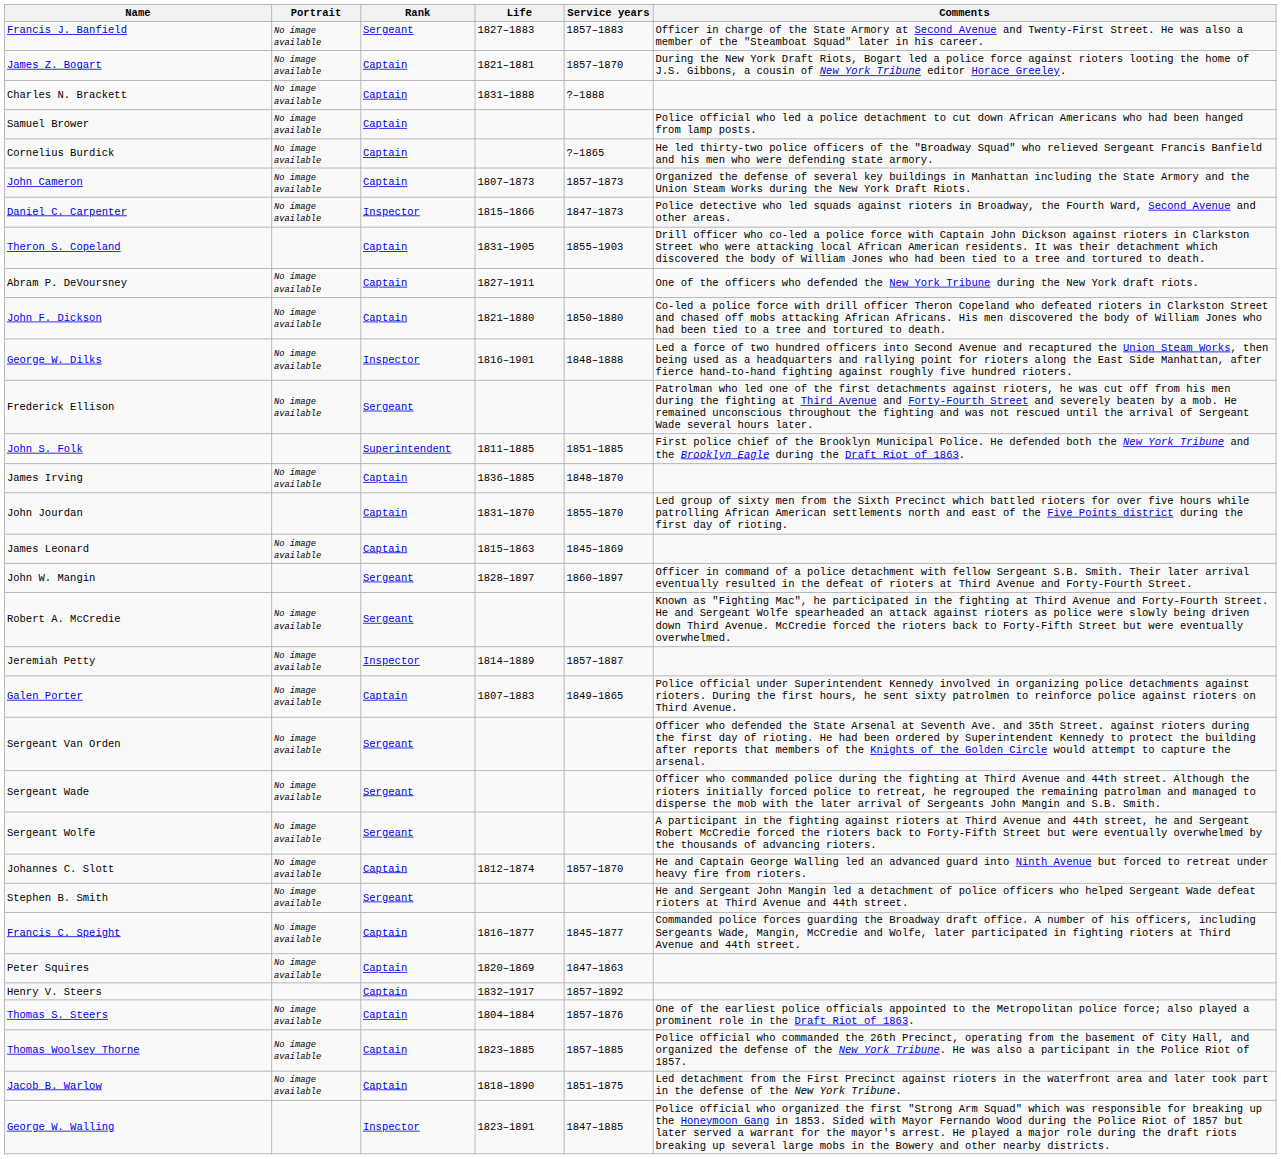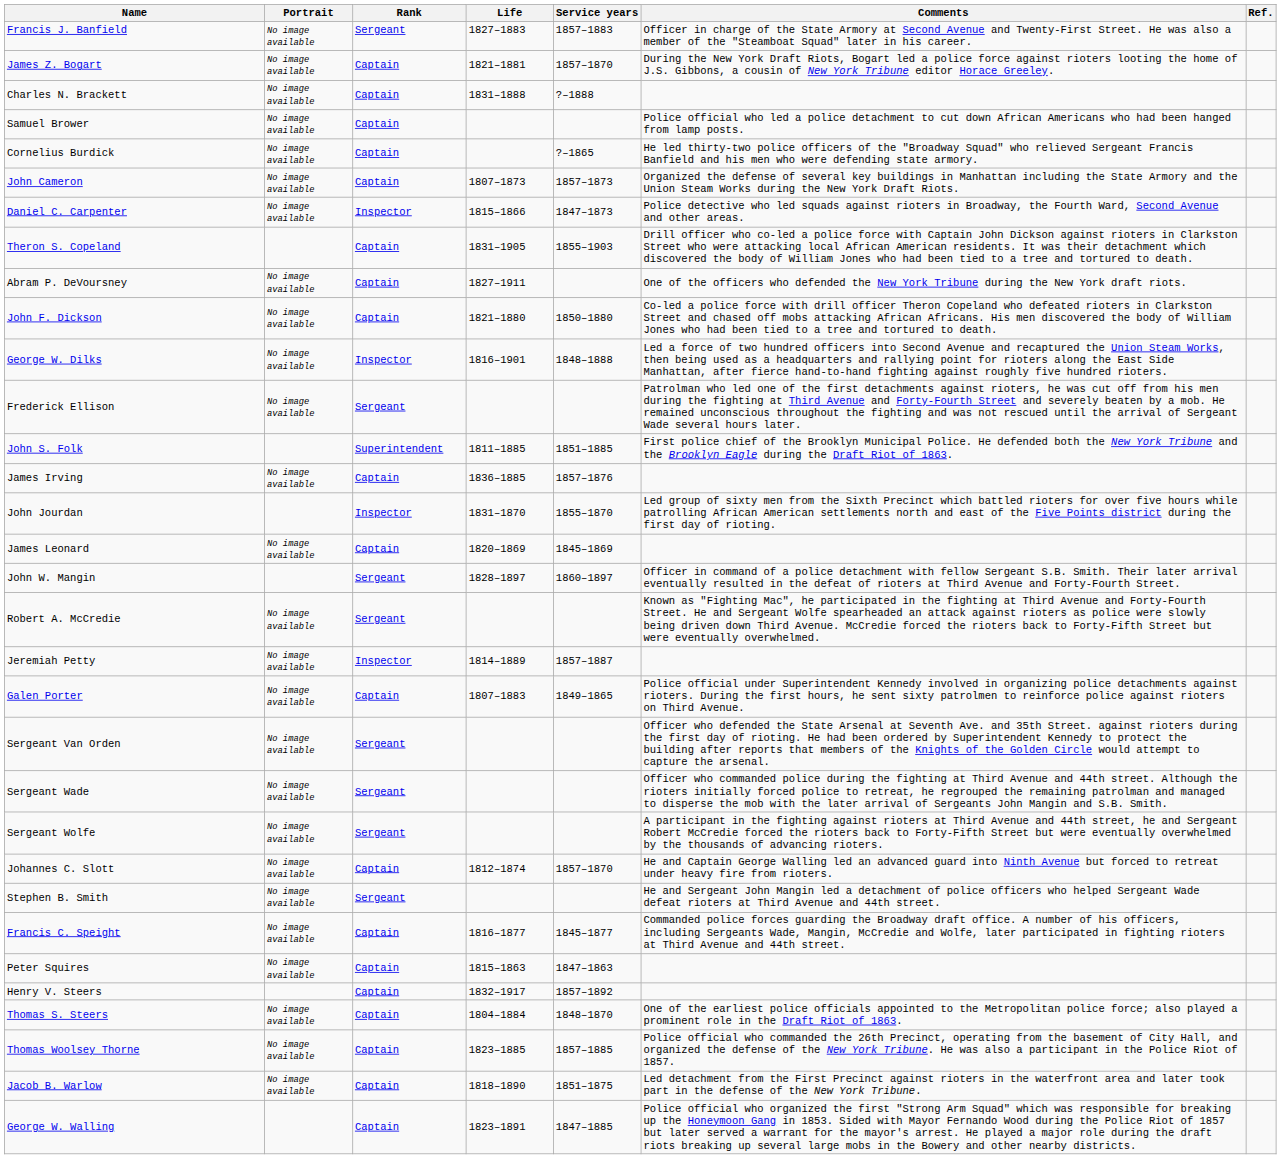+ column: (1261, 13)
(595, 478) 1848–1870 -> (584, 478) 1857–1876
(385, 513) Captain -> (383, 513) Inspector
(506, 549) 1815–1863 -> (497, 549) 1820–1869
(506, 968) 1820–1869 -> (497, 968) 1815–1863
(595, 1015) 1857–1876 -> (584, 1015) 1848–1870
(391, 1127) Inspector -> (377, 1127) Captain
